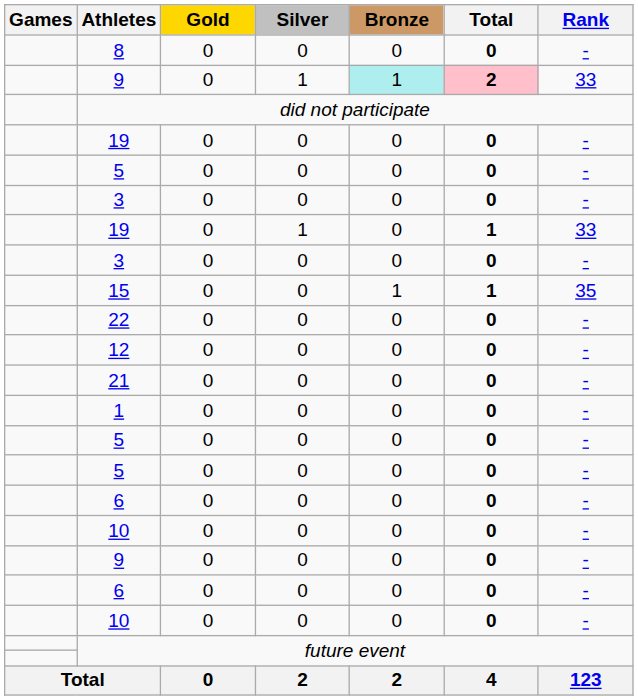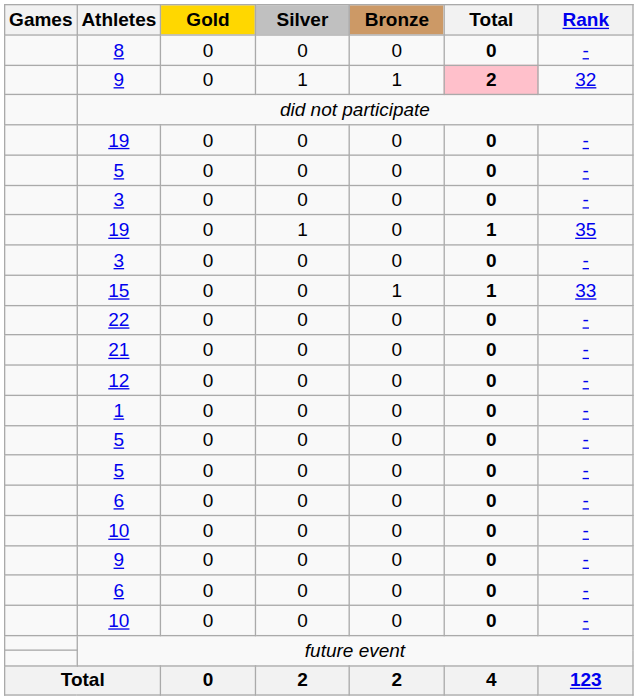(397, 80) paleturquoise background -> (397, 80) no background
(586, 80) 33 -> (586, 80) 32
(586, 230) 33 -> (586, 230) 35
(586, 290) 35 -> (586, 290) 33
rows swapped: (119, 380) <-> (119, 350)
